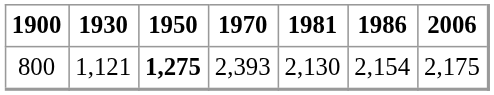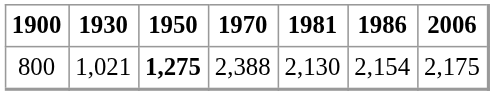(103, 67) 1,121 -> (103, 67) 1,021
(243, 67) 2,393 -> (243, 67) 2,388
